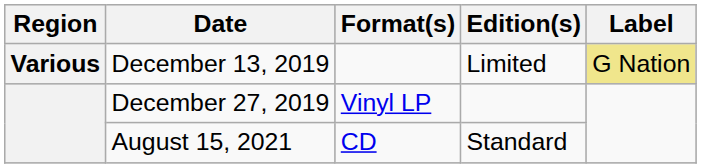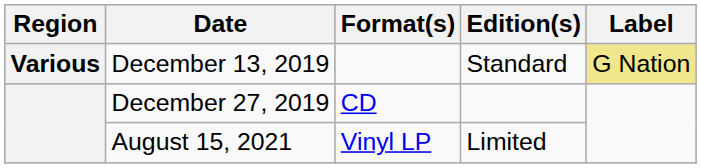(507, 63) Limited -> (517, 63) Standard
(386, 102) Vinyl LP -> (359, 102) CD
(359, 142) CD -> (386, 142) Vinyl LP
(517, 142) Standard -> (507, 142) Limited
